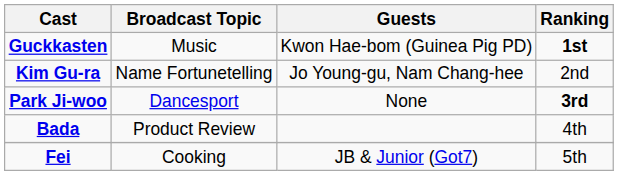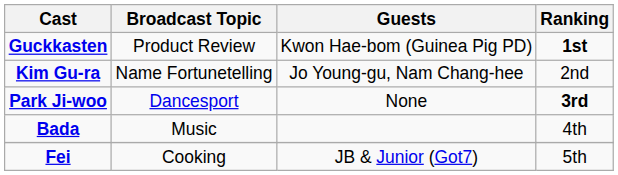(194, 46) Music -> (194, 46) Product Review
(194, 129) Product Review -> (194, 129) Music
